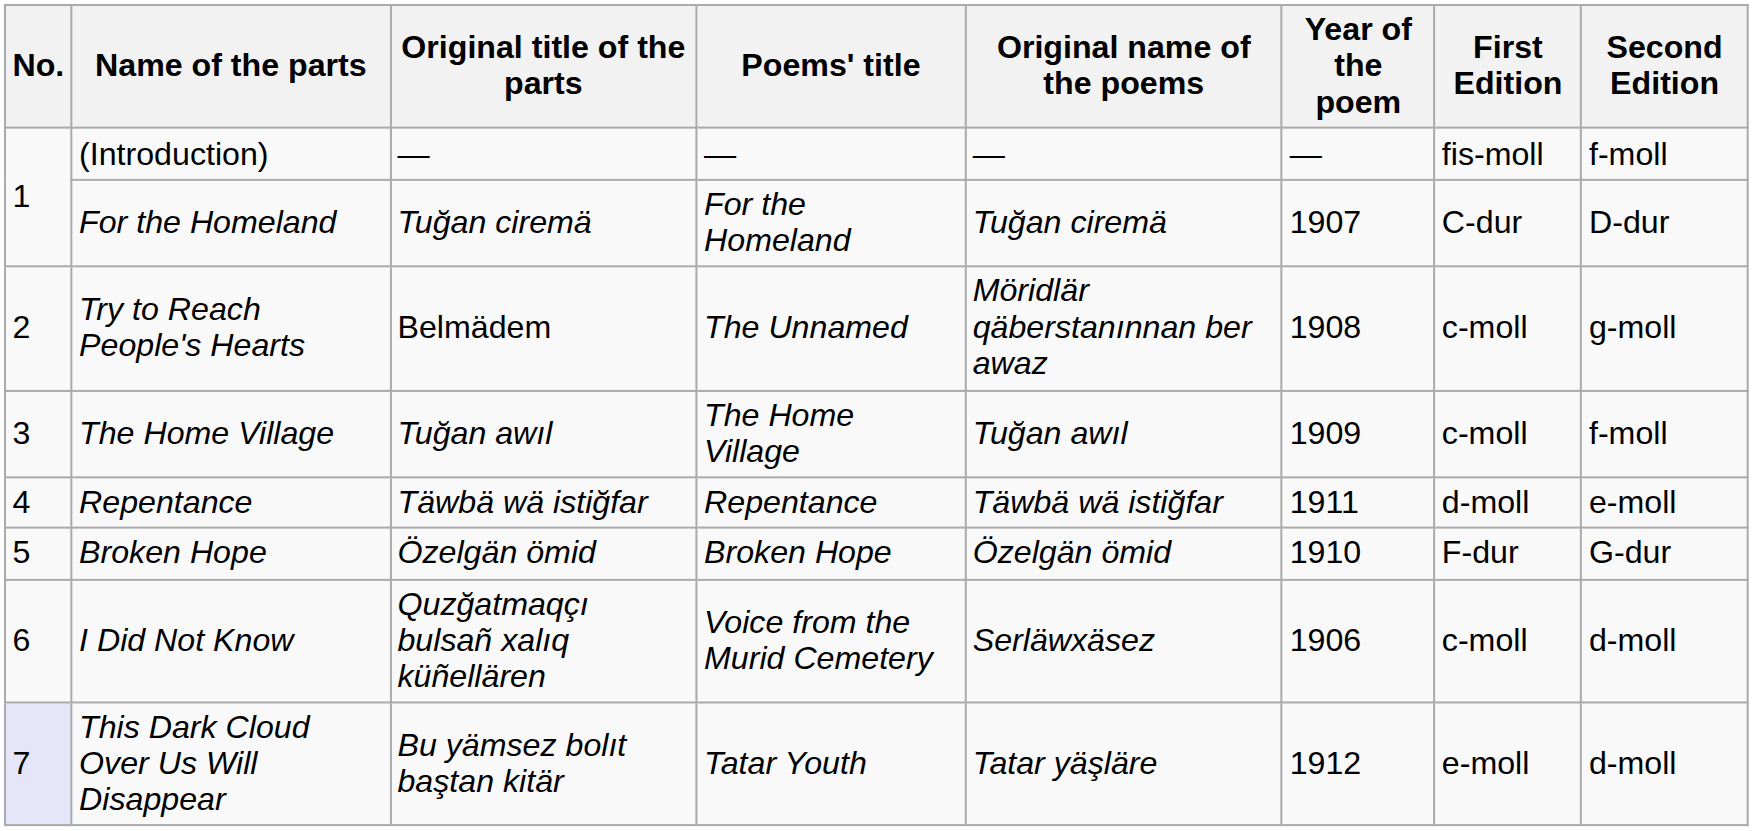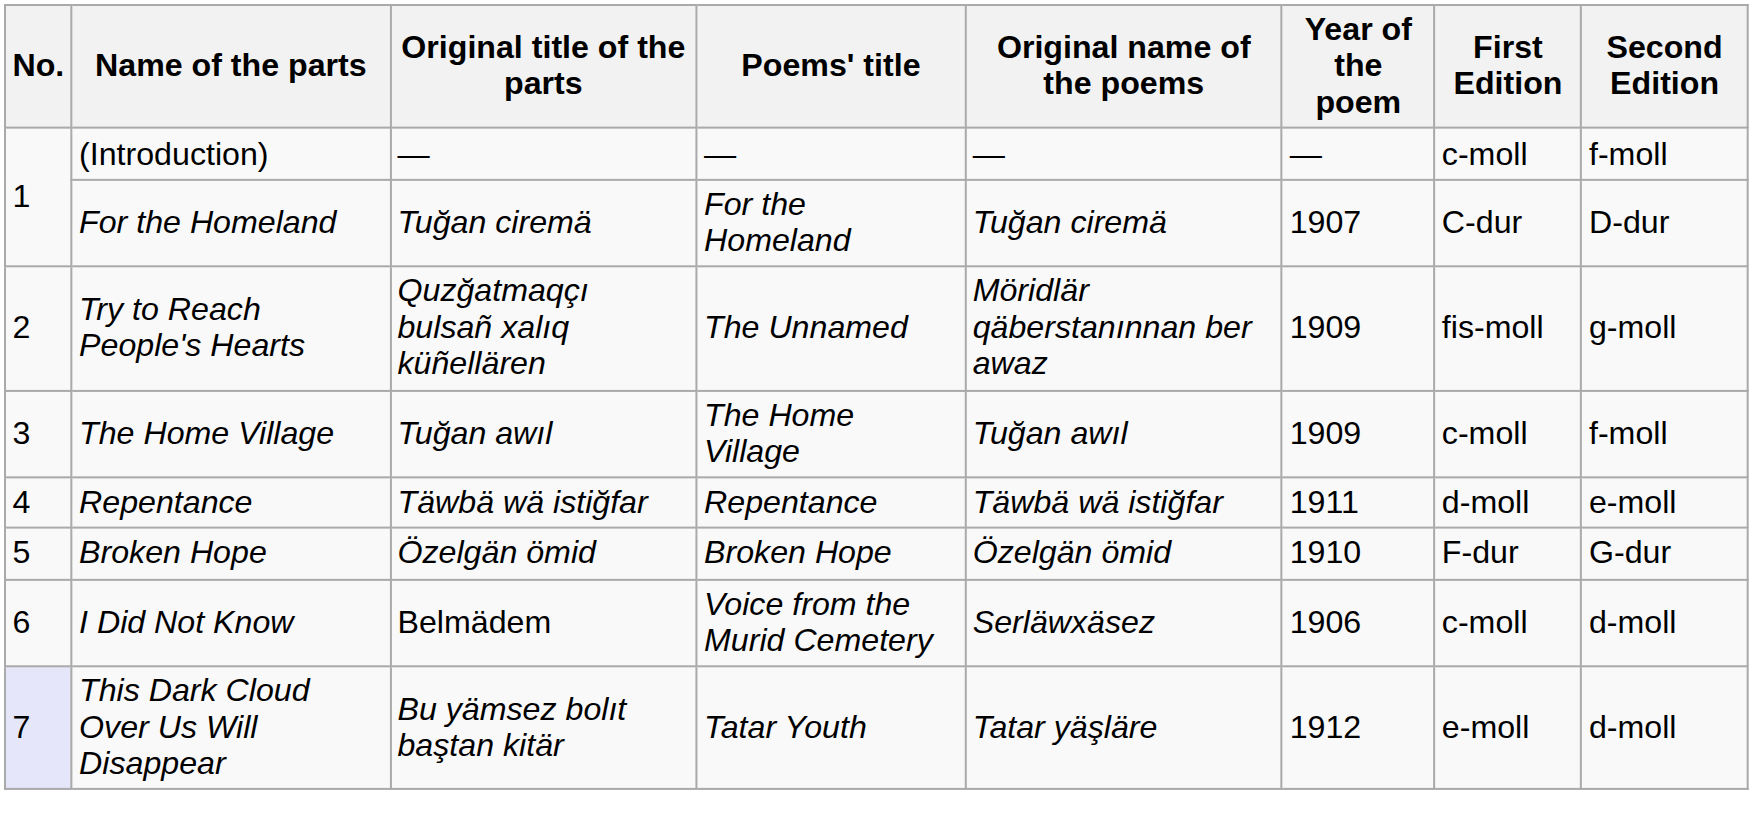(1493, 153) fis-moll -> (1485, 153) c-moll
(474, 327) Belmädem -> (493, 327) Quzğatmaqçı bulsañ xalıq küñellären
(1325, 327) 1908 -> (1325, 327) 1909
(1485, 327) c-moll -> (1493, 327) fis-moll
(493, 640) Quzğatmaqçı bulsañ xalıq küñellären -> (474, 622) Belmädem
